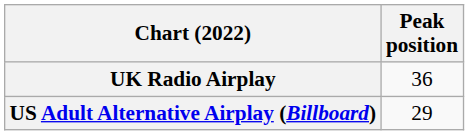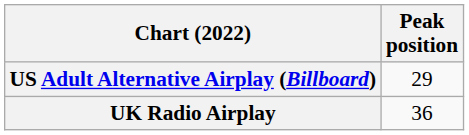rows swapped: (193, 79) <-> (193, 112)
